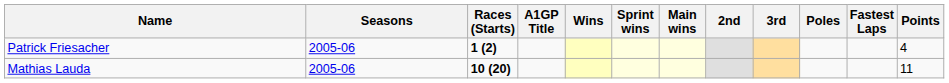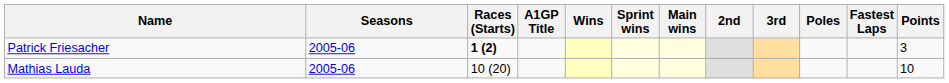(903, 48) 4 -> (903, 48) 3
(491, 68) bold -> (491, 68) normal
(907, 68) 11 -> (907, 68) 10
